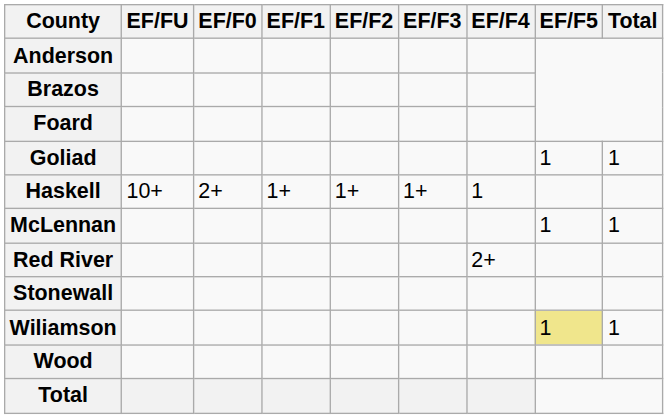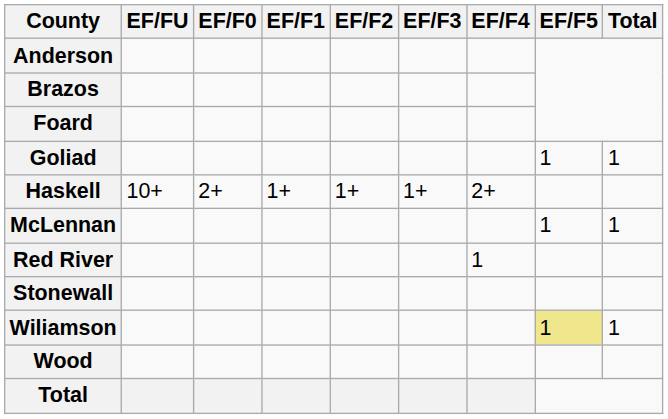(477, 191) 1 -> (484, 191) 2+
(484, 259) 2+ -> (477, 259) 1
